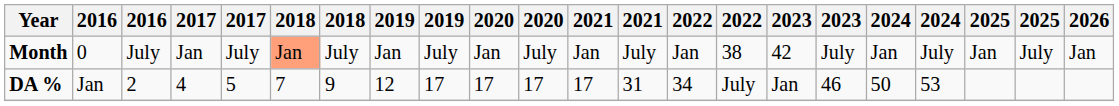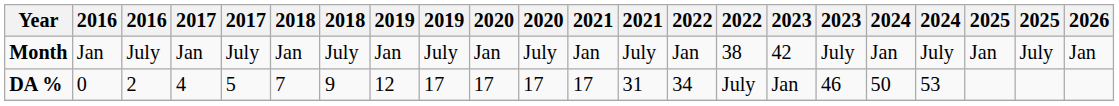(82, 52) 0 -> (90, 52) Jan
(289, 52) lightsalmon background -> (289, 52) no background
(90, 84) Jan -> (82, 84) 0
